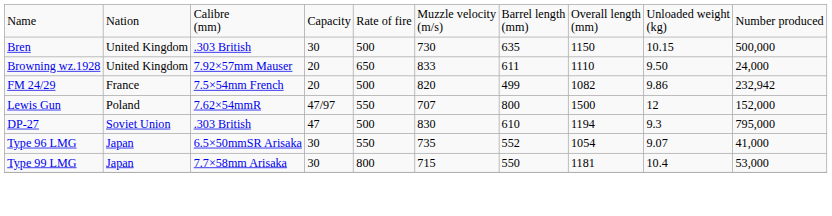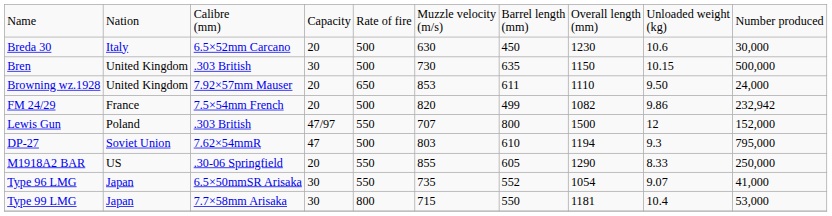+ row: (29, 47)
(426, 66) 833 -> (426, 85) 853
(227, 104) 7.62×54mmR -> (222, 124) .303 British
(222, 124) .303 British -> (227, 143) 7.62×54mmR
(426, 124) 830 -> (426, 143) 803
+ row: (46, 162)
